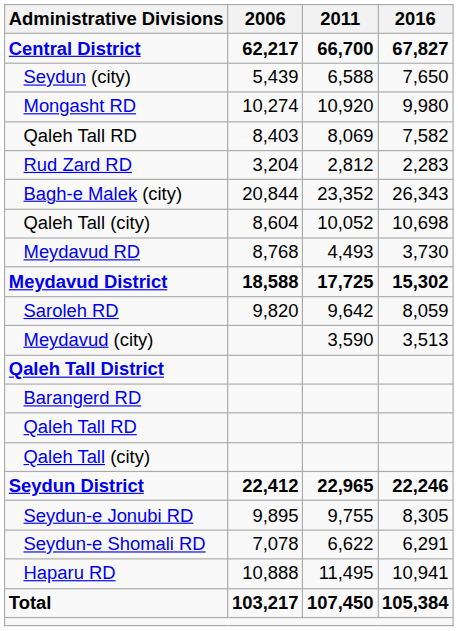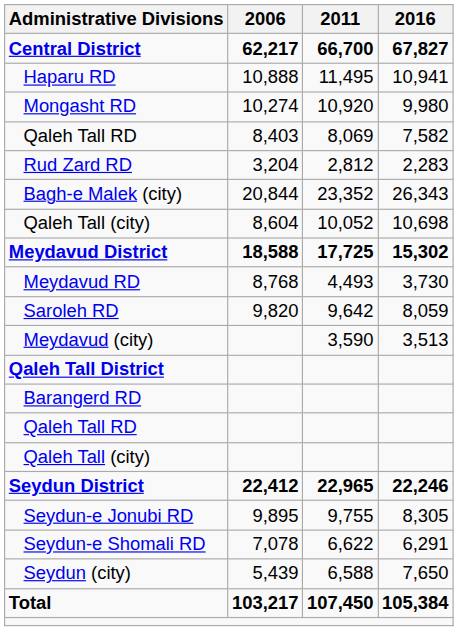rows swapped: (70, 573) <-> (77, 77)
rows swapped: (88, 281) <-> (82, 252)
